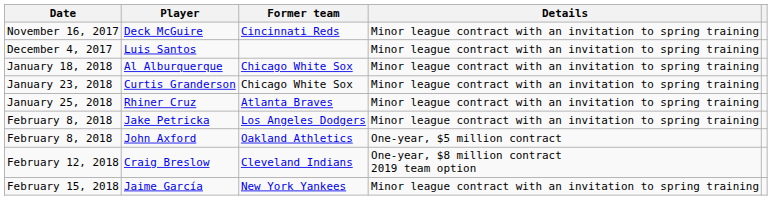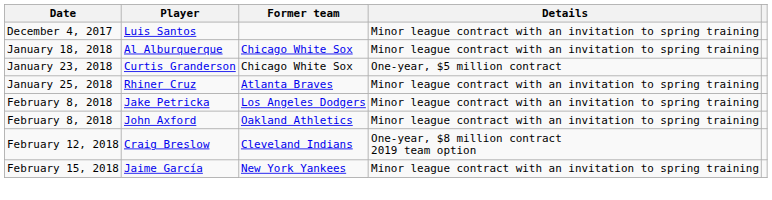- row: (163, 31)
(565, 85) Minor league contract with an invitation to spring training -> (466, 67) One-year, $5 million contract
(466, 138) One-year, $5 million contract -> (565, 120) Minor league contract with an invitation to spring training
